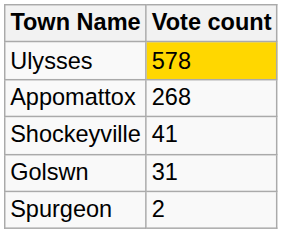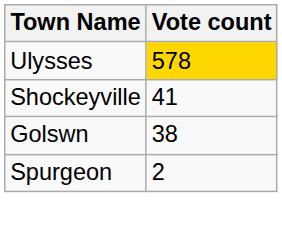- row: (73, 97)
(165, 172) 31 -> (165, 135) 38
